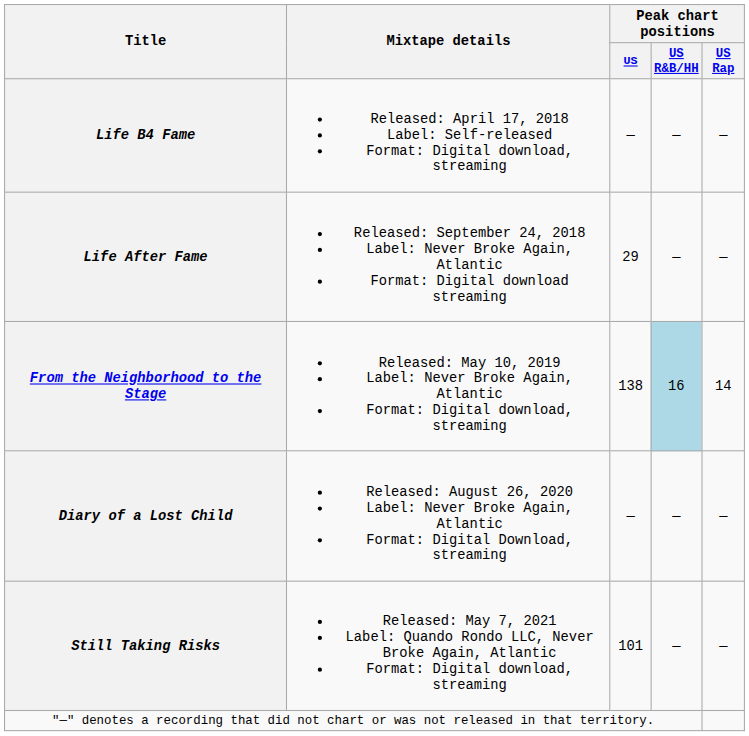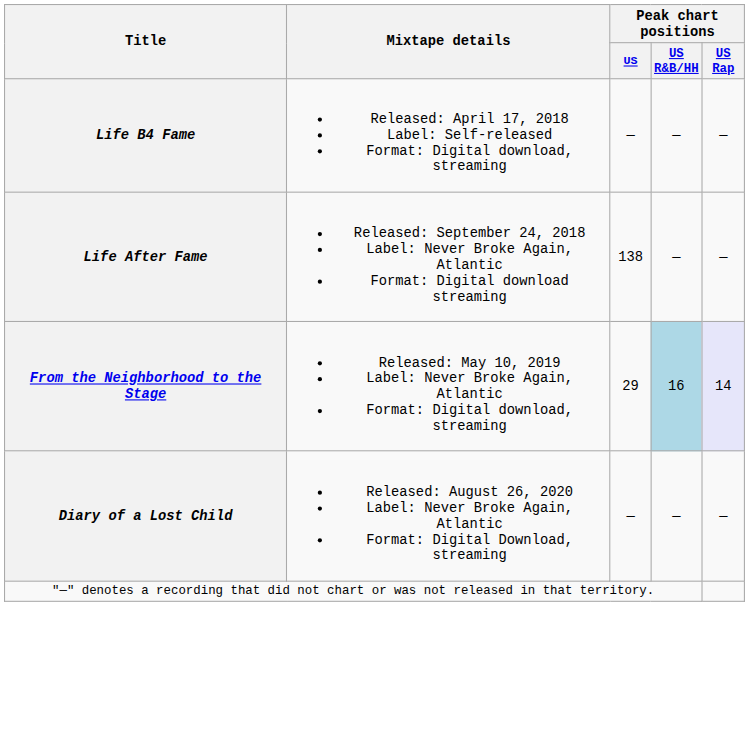(631, 257) 29 -> (631, 257) 138
(631, 386) 138 -> (631, 386) 29
(723, 386) no background -> (723, 386) lavender background
- row: (146, 645)
